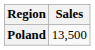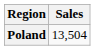(69, 34) 13,500 -> (69, 34) 13,504
